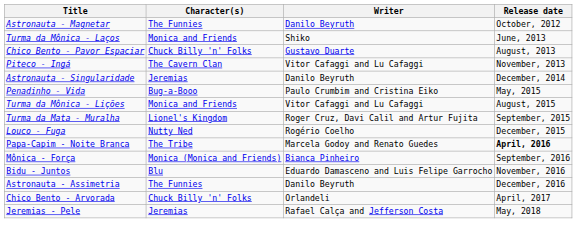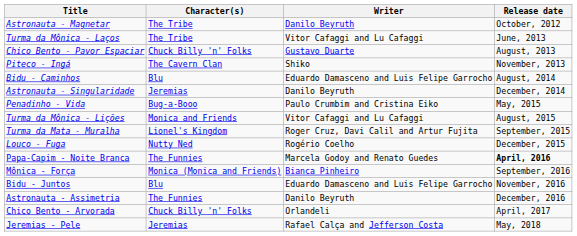(175, 24) The Funnies -> (170, 24) The Tribe
(193, 38) Monica and Friends -> (170, 38) The Tribe
(298, 38) Shiko -> (354, 38) Vitor Cafaggi and Lu Cafaggi
(354, 64) Vitor Cafaggi and Lu Cafaggi -> (298, 64) Shiko
+ row: (43, 78)
(170, 144) The Tribe -> (175, 158) The Funnies
